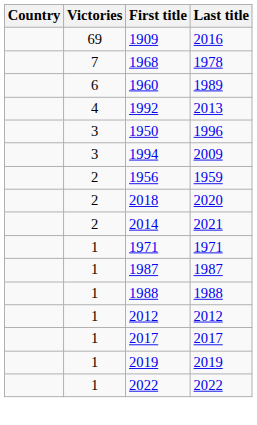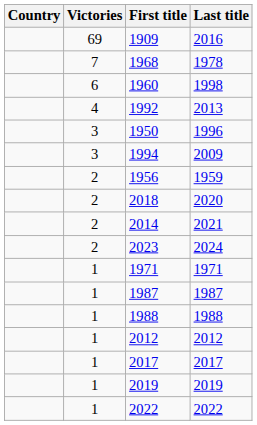(208, 85) 1989 -> (208, 85) 1998
+ row: (144, 246)
